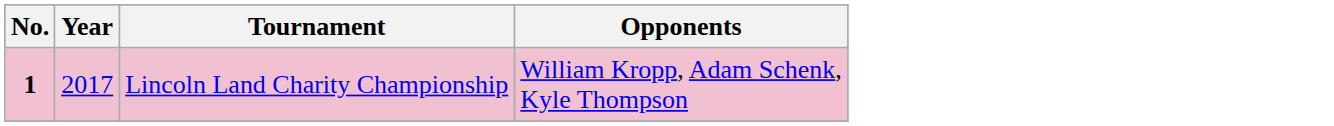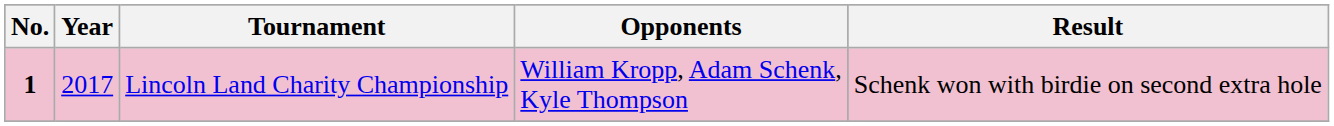+ column: (1088, 26)
